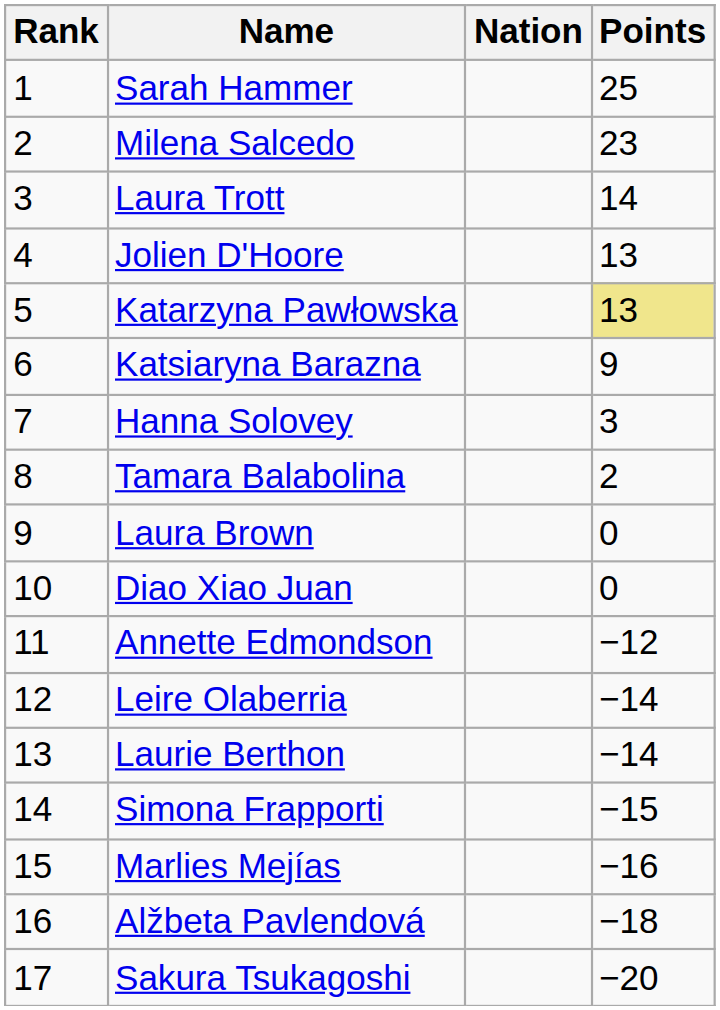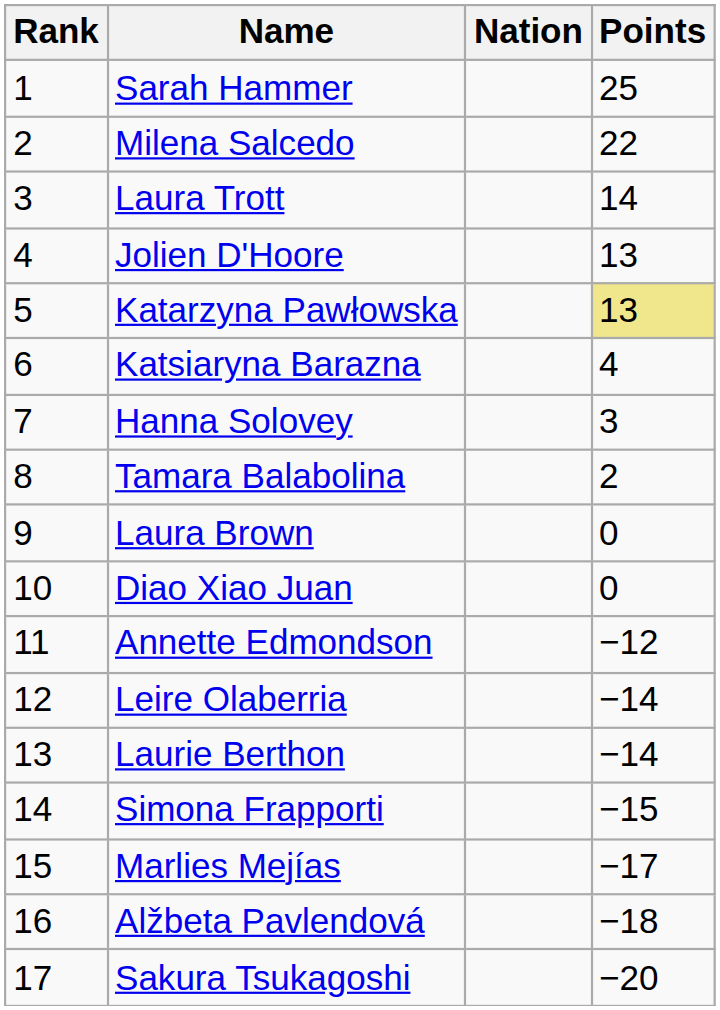(619, 143) 23 -> (619, 143) 22
(609, 365) 9 -> (609, 365) 4
(629, 865) −16 -> (629, 865) −17
